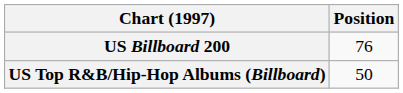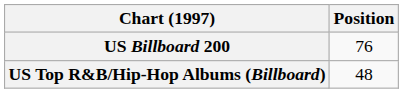(364, 74) 50 -> (364, 74) 48
